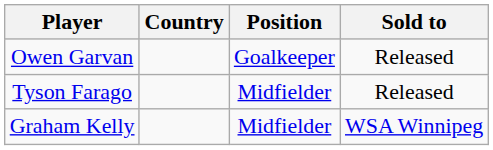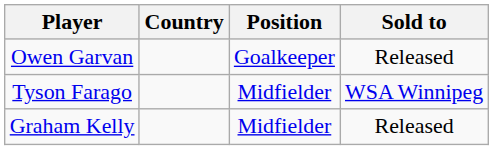(414, 91) Released -> (414, 91) WSA Winnipeg
(414, 126) WSA Winnipeg -> (414, 126) Released
